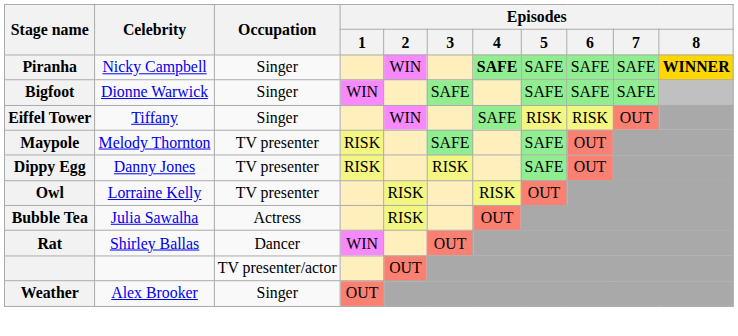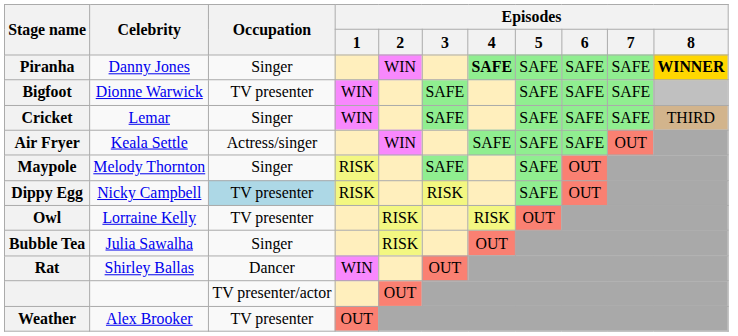(155, 67) Nicky Campbell -> (149, 67) Danny Jones
(277, 92) Singer -> (272, 92) TV presenter
+ row: (47, 117)
- row: (50, 117)
+ row: (47, 142)
(277, 142) TV presenter -> (272, 167) Singer
(155, 167) Danny Jones -> (149, 192) Nicky Campbell
(277, 167) no background -> (272, 192) lightblue background
(277, 218) Actress -> (272, 243) Singer
(277, 293) Singer -> (272, 318) TV presenter
